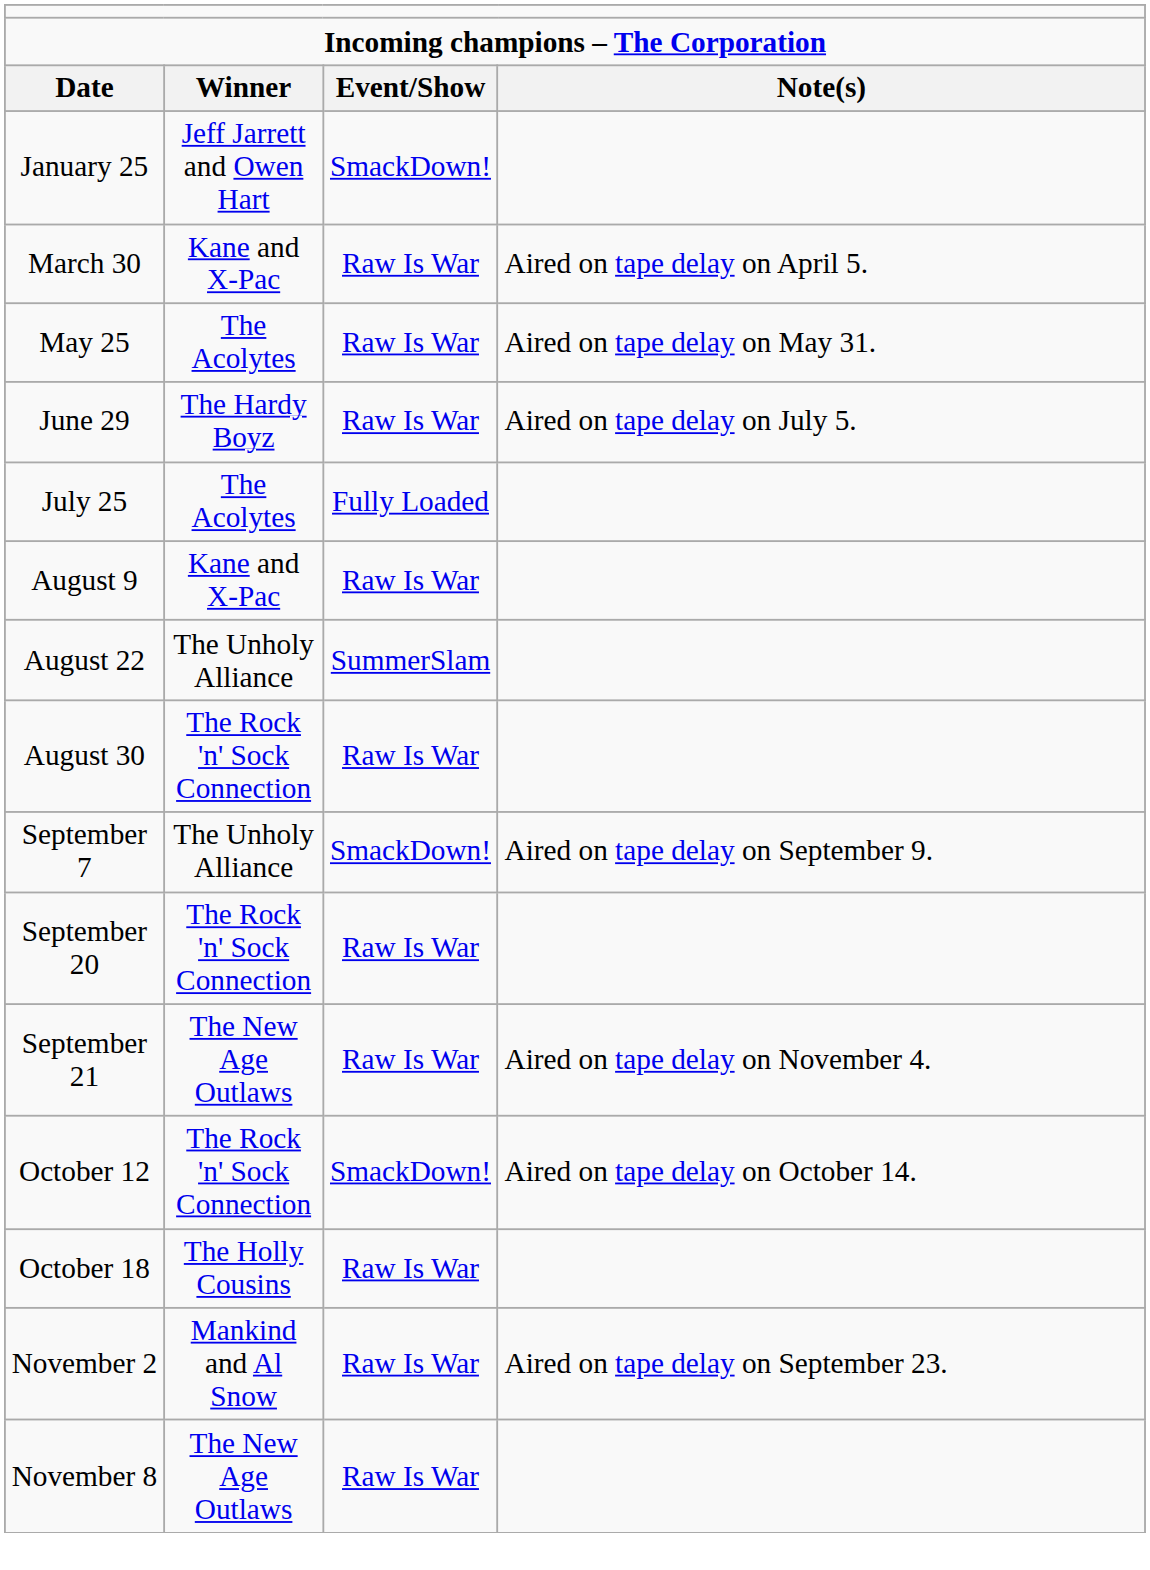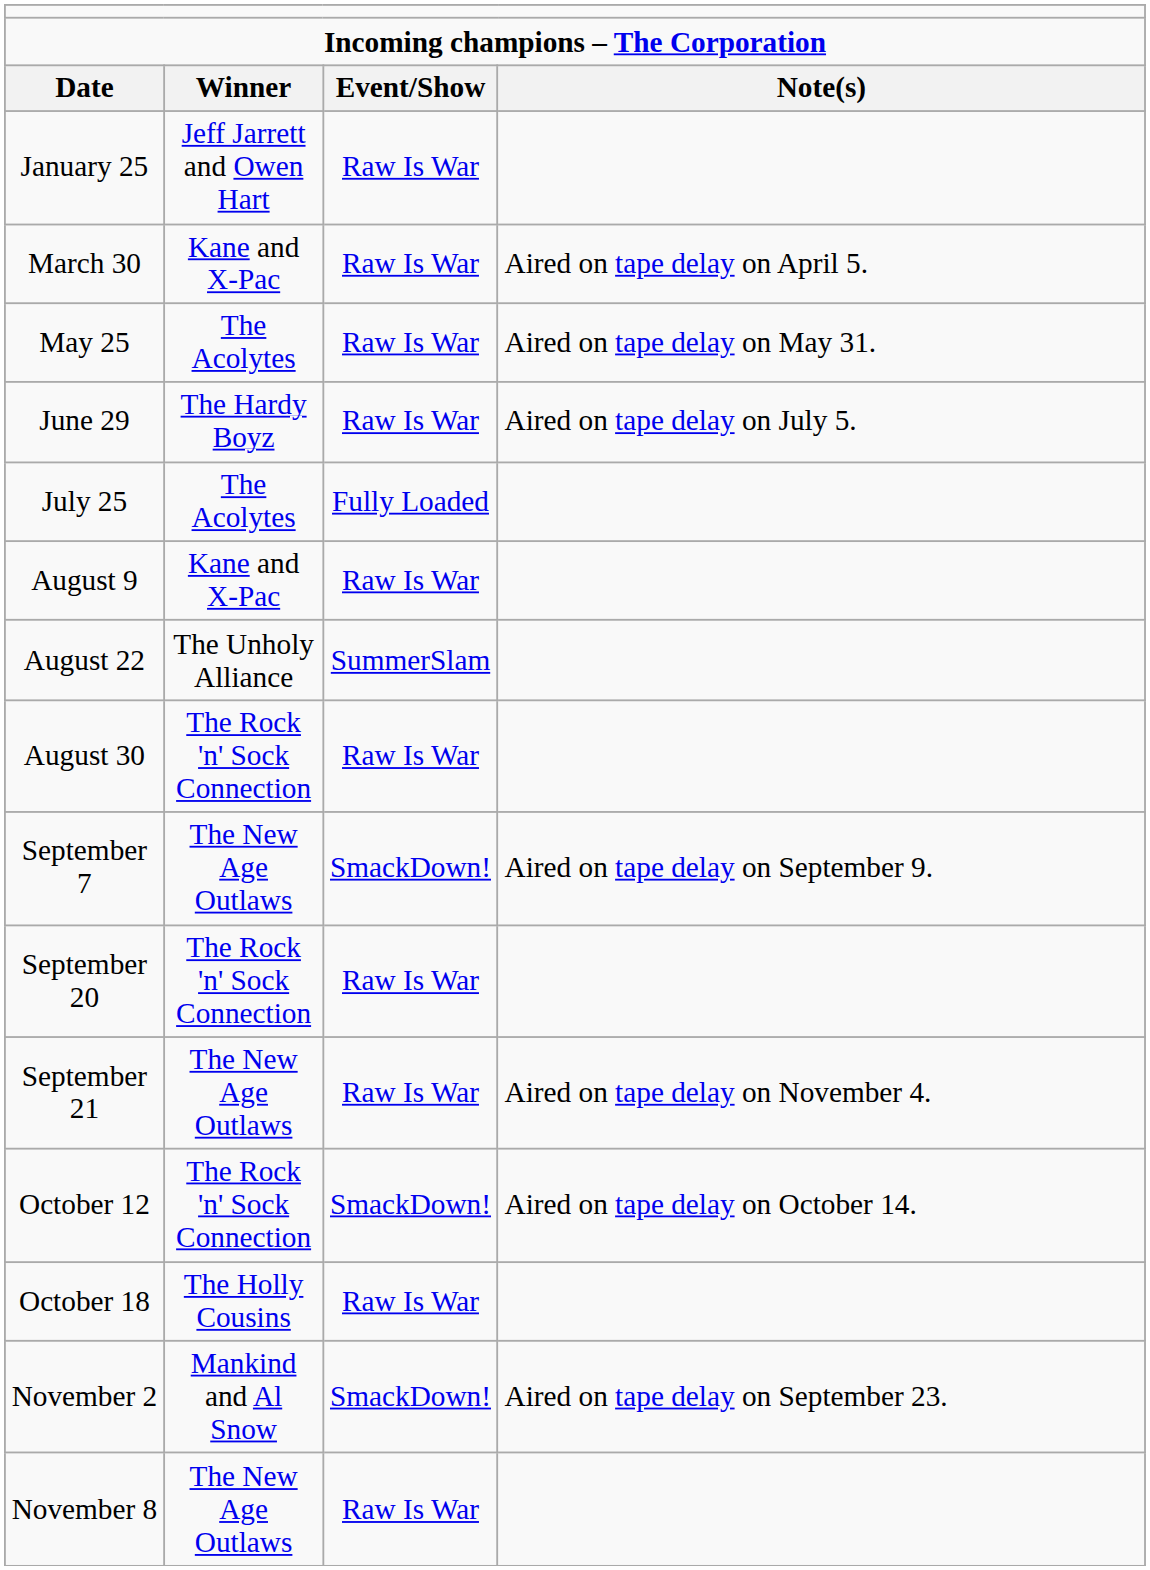(411, 167) SmackDown! -> (410, 167) Raw Is War
(244, 851) The Unholy Alliance -> (244, 867) The New Age Outlaws
(410, 1363) Raw Is War -> (411, 1396) SmackDown!
